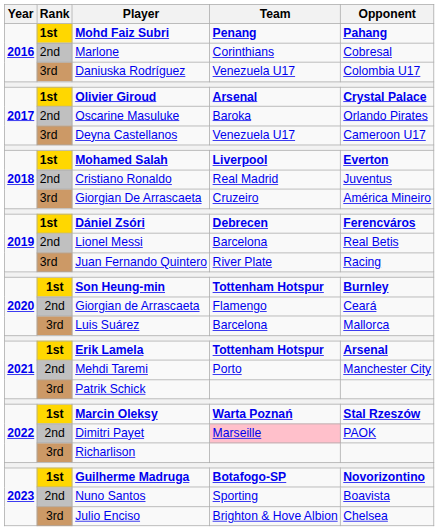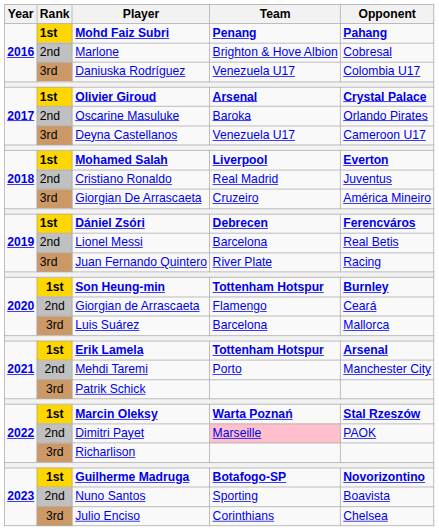(243, 52) Corinthians -> (275, 52) Brighton & Hove Albion
(275, 516) Brighton & Hove Albion -> (243, 516) Corinthians
